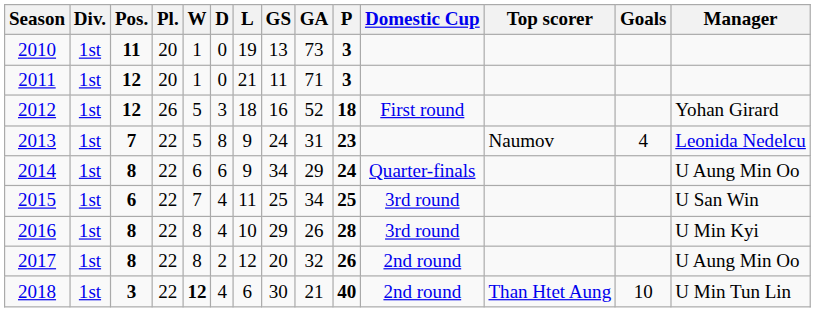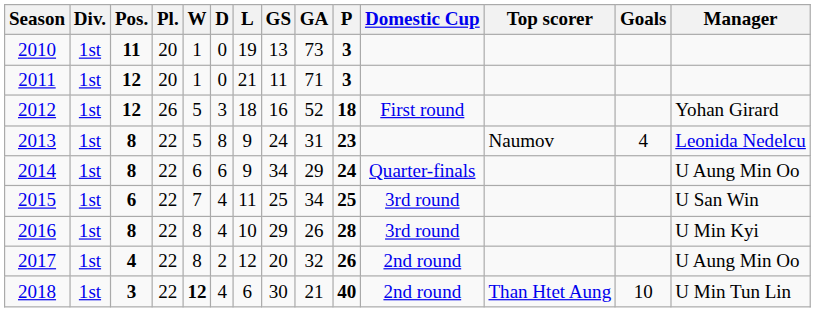(132, 140) 7 -> (132, 140) 8
(132, 261) 8 -> (132, 261) 4
